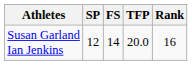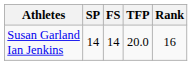(93, 42) 12 -> (93, 42) 14
